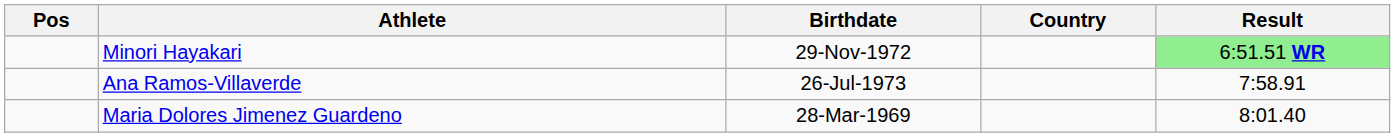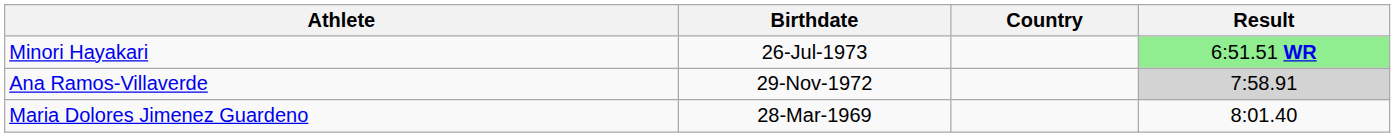- column: (51, 20)
(853, 52) 29-Nov-1972 -> (814, 52) 26-Jul-1973
(853, 83) 26-Jul-1973 -> (814, 83) 29-Nov-1972
(1272, 83) no background -> (1264, 83) lightgrey background
